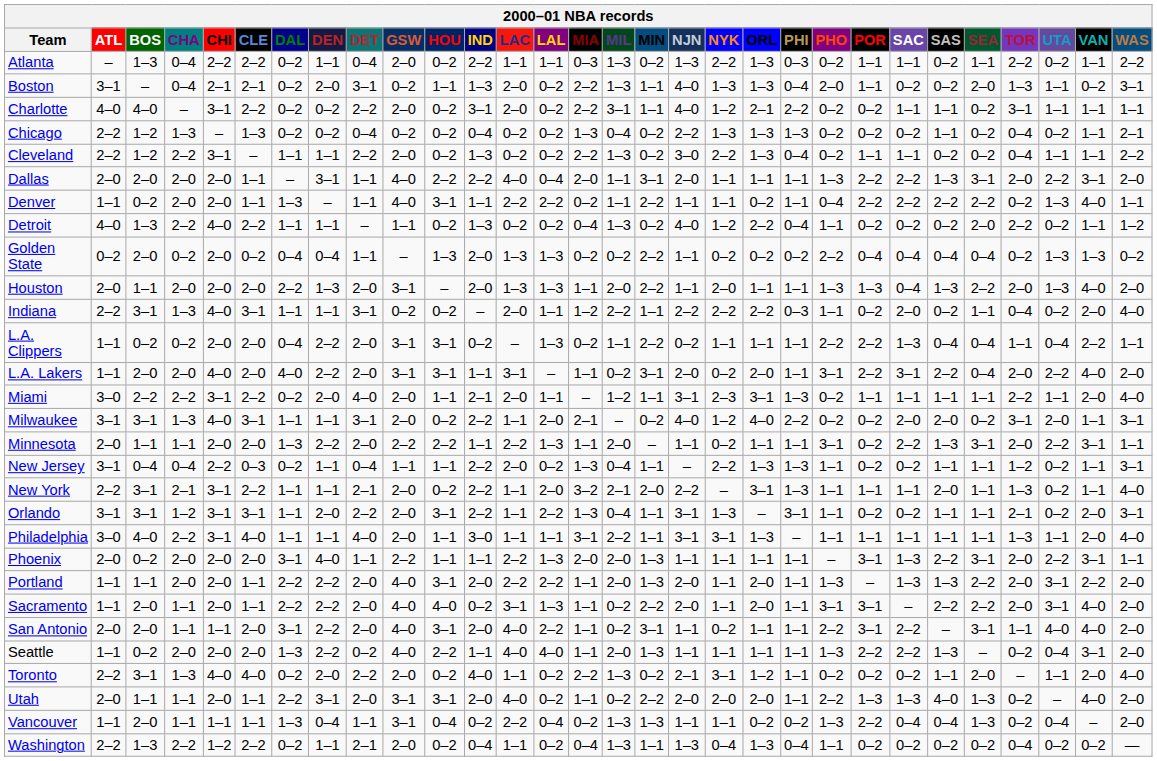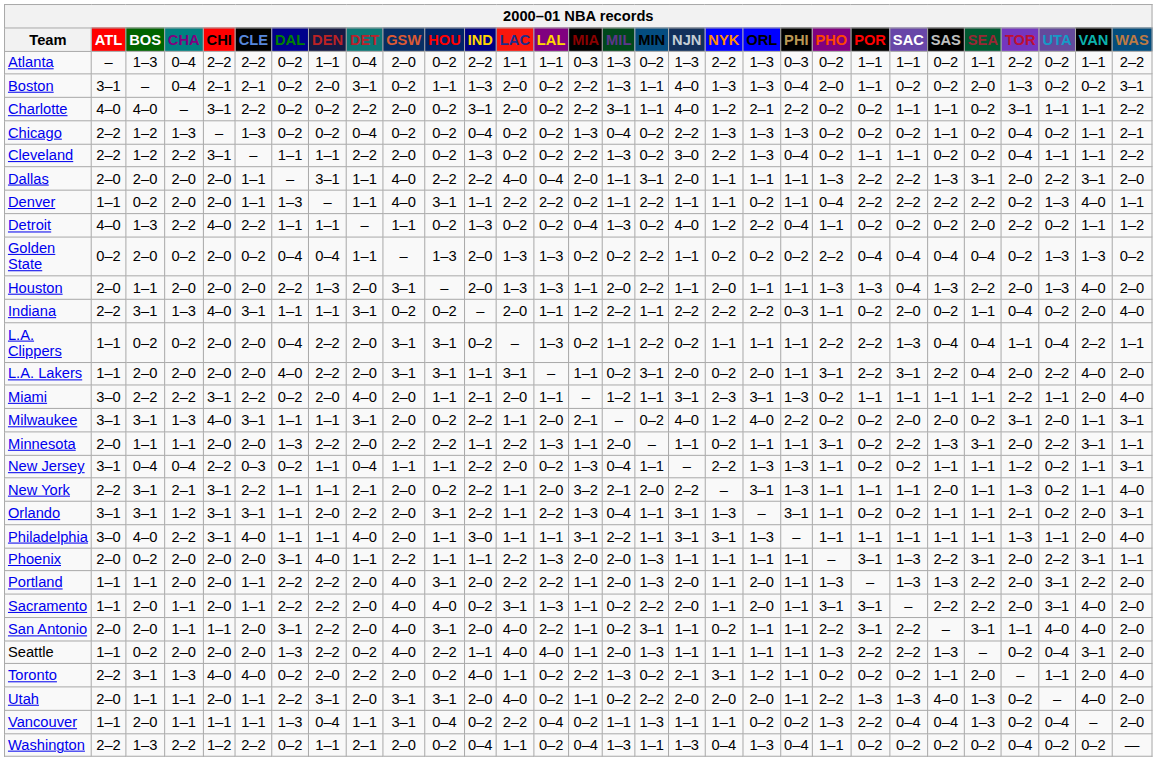(1057, 86) 1–1 -> (1057, 86) 0–2
(1132, 109) 1–1 -> (1132, 109) 2–2
(219, 374) 4–0 -> (219, 374) 2–0
(619, 722) 1–3 -> (619, 722) 1–1
